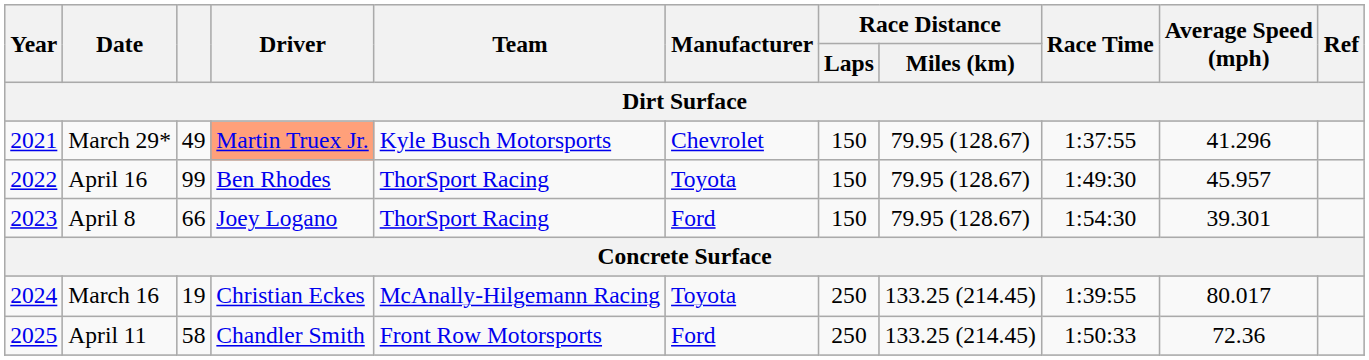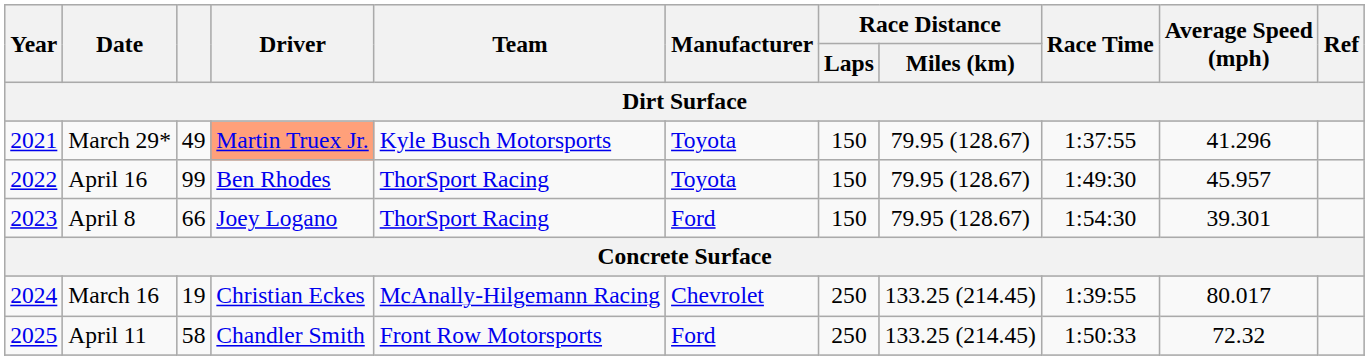(717, 140) Chevrolet -> (704, 140) Toyota
(704, 296) Toyota -> (717, 296) Chevrolet
(1239, 334) 72.36 -> (1239, 334) 72.32
